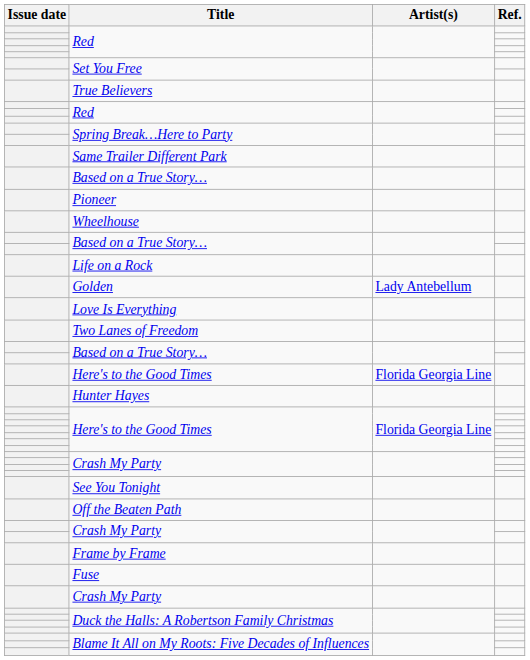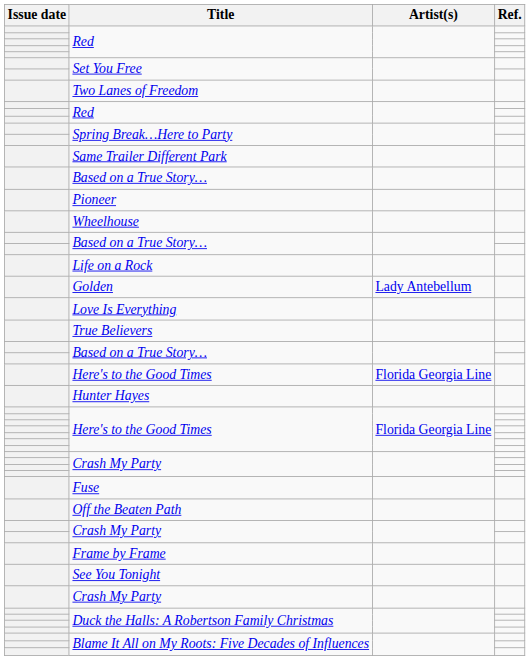rows swapped: (135, 330) <-> (112, 90)
rows swapped: (86, 575) <-> (116, 487)
